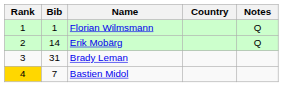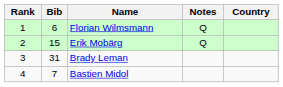columns swapped: (210, 12) <-> (258, 12)
(54, 27) 1 -> (54, 27) 6
(54, 43) 14 -> (54, 43) 15
(23, 74) gold background -> (23, 74) no background
